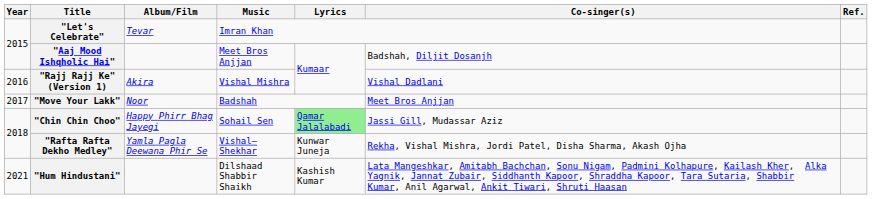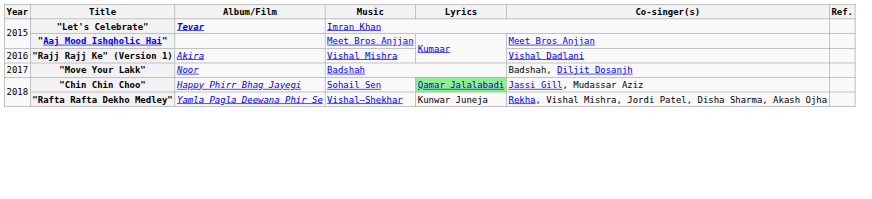(140, 31) normal -> (191, 26) bold
(430, 56) Badshah, Diljit Dosanjh -> (552, 41) Meet Bros Anjjan
(411, 101) Meet Bros Anjjan -> (571, 70) Badshah, Diljit Dosanjh
- row: (77, 176)
